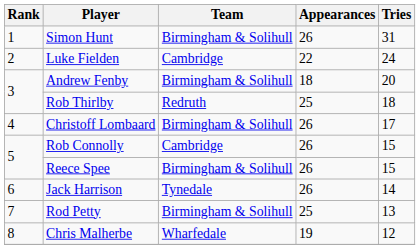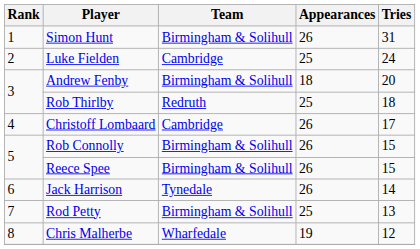(306, 59) 22 -> (306, 59) 25
(227, 124) Birmingham & Solihull -> (192, 124) Cambridge
(192, 146) Cambridge -> (227, 146) Birmingham & Solihull
